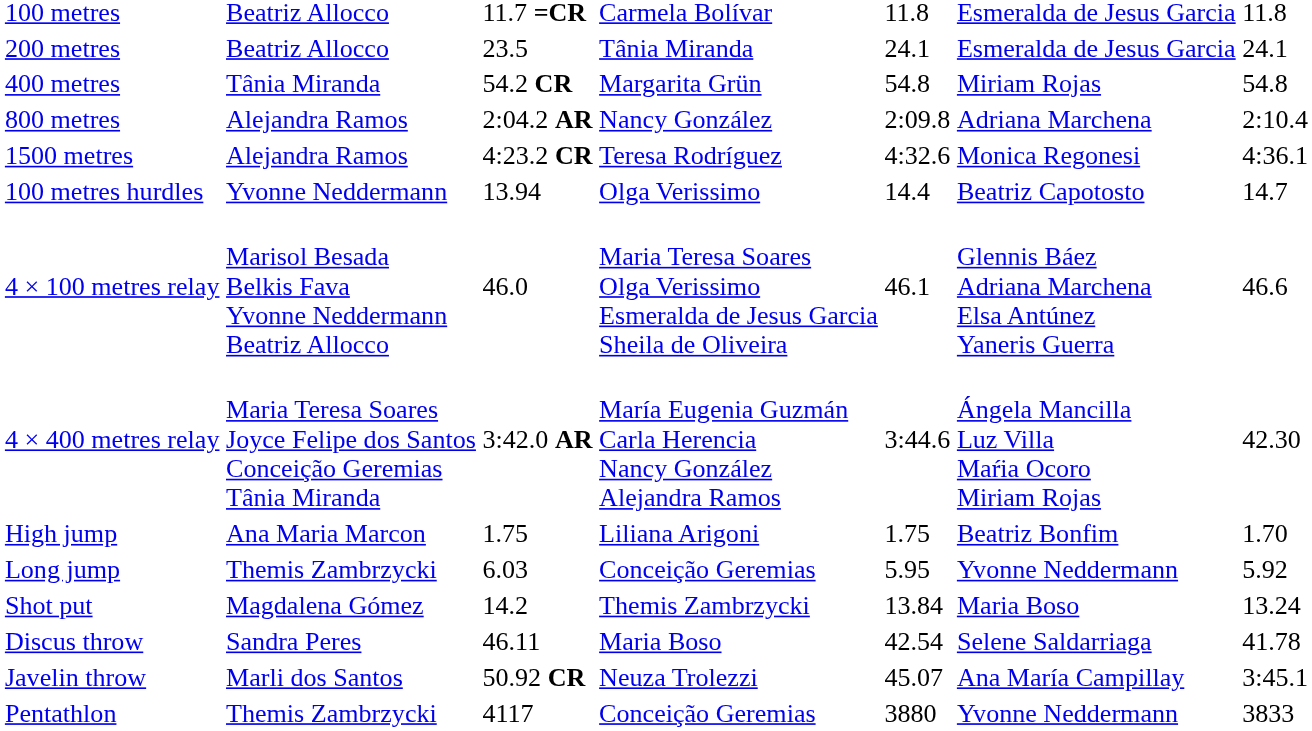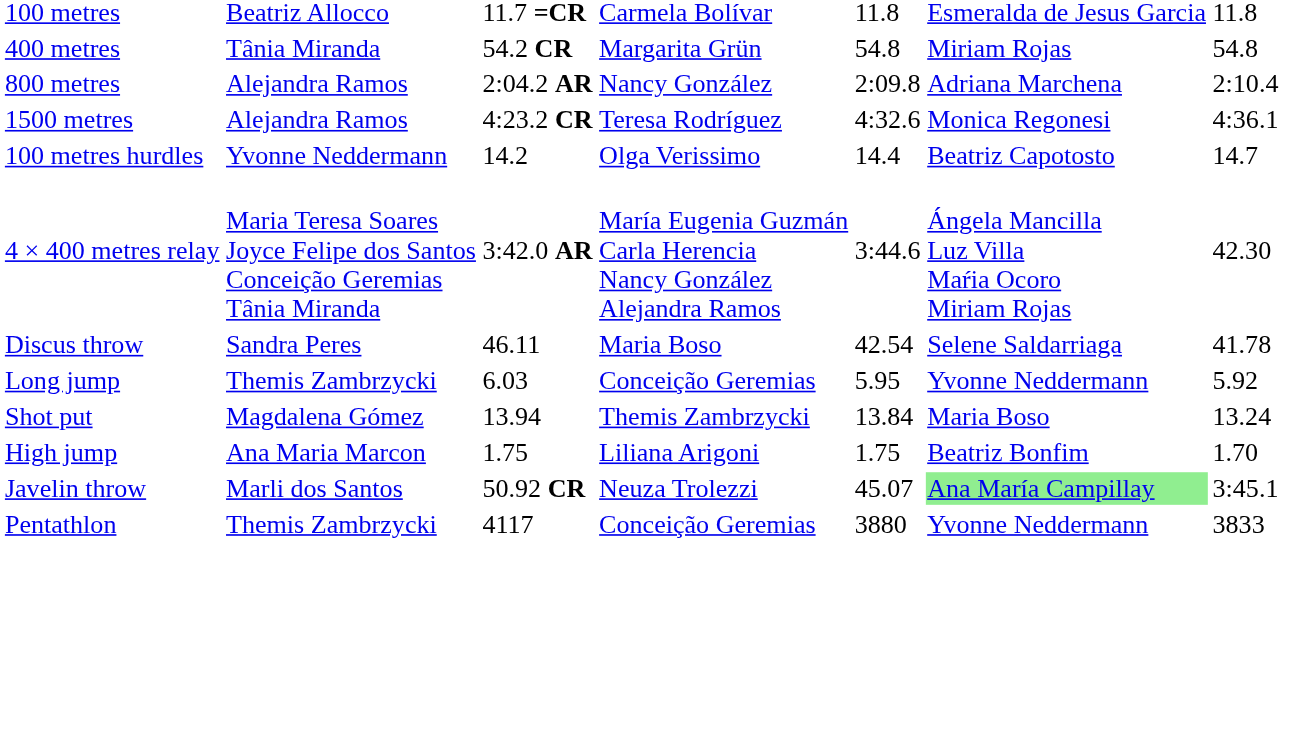- row: (62, 48)
(512, 191) 13.94 -> (505, 155) 14.2
- row: (112, 286)
rows swapped: (61, 533) <-> (74, 641)
(505, 605) 14.2 -> (512, 416) 13.94
(1071, 677) no background -> (1041, 488) lightgreen background
